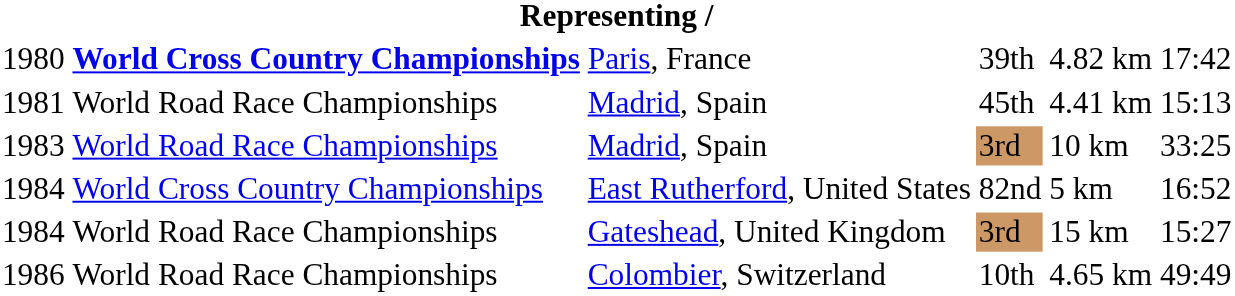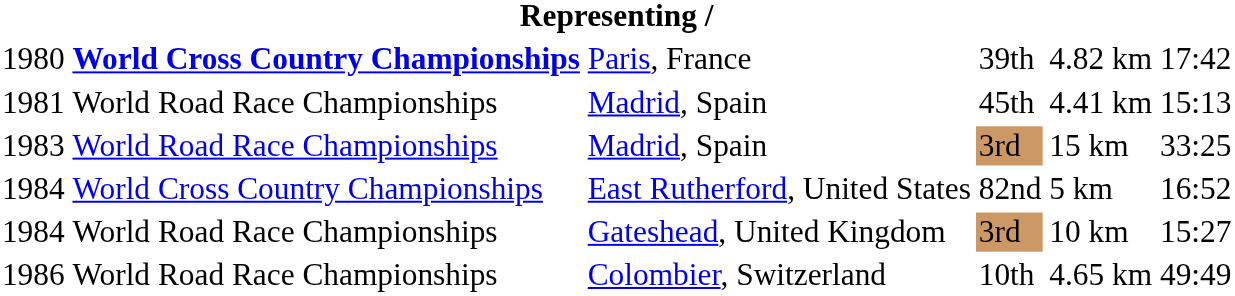(1089, 145) 10 km -> (1089, 145) 15 km
(1089, 231) 15 km -> (1089, 231) 10 km
